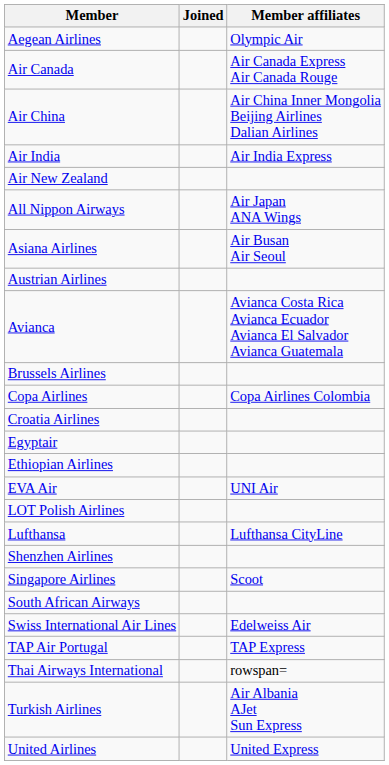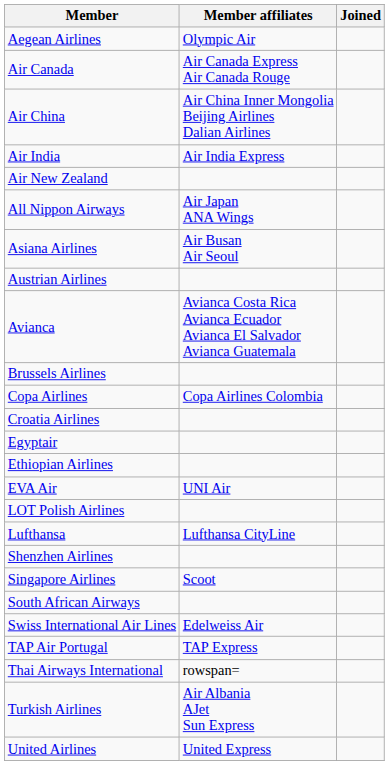columns swapped: (203, 15) <-> (306, 15)
